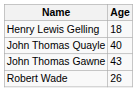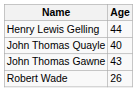(116, 29) 18 -> (116, 29) 44
